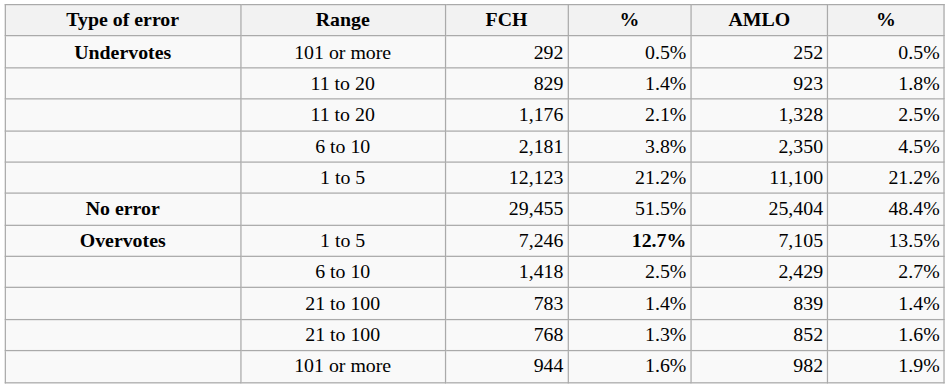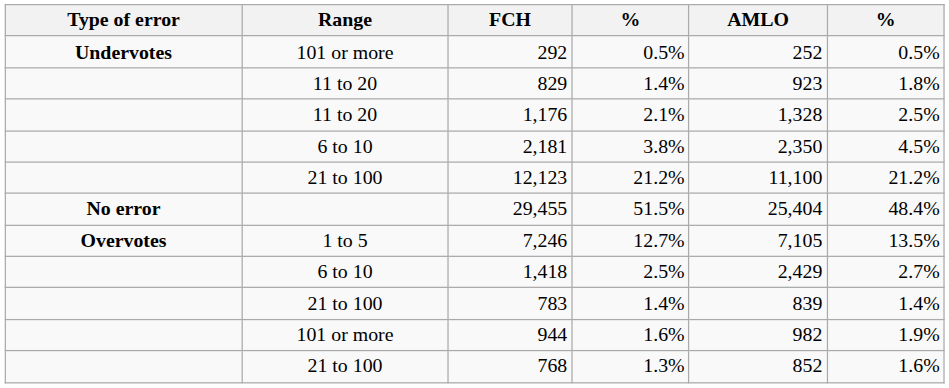(343, 177) 1 to 5 -> (345, 177) 21 to 100
(659, 240) bold -> (659, 240) normal
rows swapped: (549, 334) <-> (549, 366)
